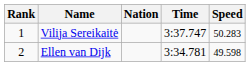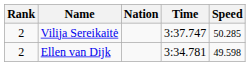(21, 33) 1 -> (21, 33) 2
(227, 33) 50.283 -> (227, 33) 50.285
